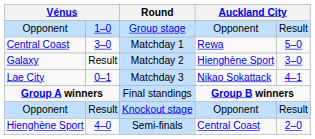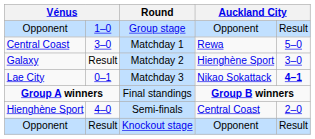(293, 77) normal -> (293, 77) bold
rows swapped: (157, 110) <-> (157, 126)
